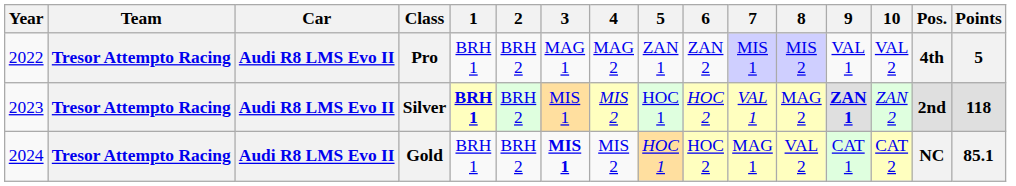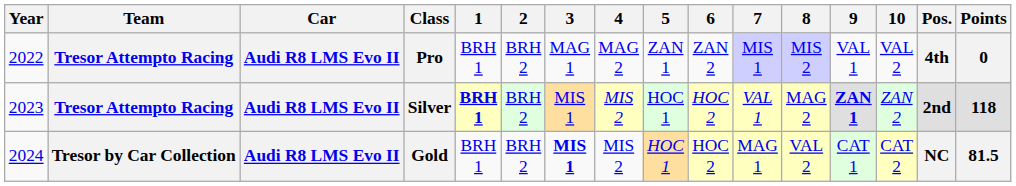(979, 57) 5 -> (984, 57) 0
(141, 155) Tresor Attempto Racing -> (144, 155) Tresor by Car Collection
(979, 155) 85.1 -> (984, 155) 81.5
